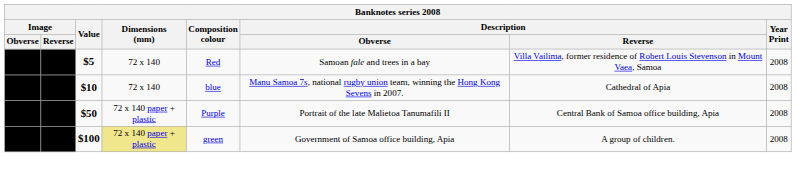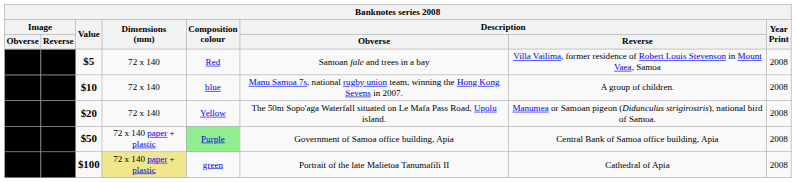(638, 88) Cathedral of Apia -> (637, 88) A group of children.
+ row: (89, 113)
(213, 113) no background -> (213, 139) lightgreen background
(375, 113) Portrait of the late Malietoa Tanumafili II -> (374, 139) Government of Samoa office building, Apia
(375, 139) Government of Samoa office building, Apia -> (374, 165) Portrait of the late Malietoa Tanumafili II
(638, 139) A group of children. -> (637, 165) Cathedral of Apia
